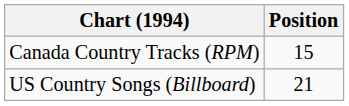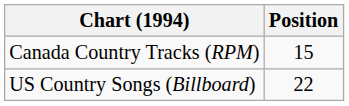(304, 84) 21 -> (304, 84) 22
